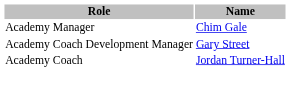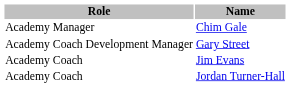+ row: (220, 60)
